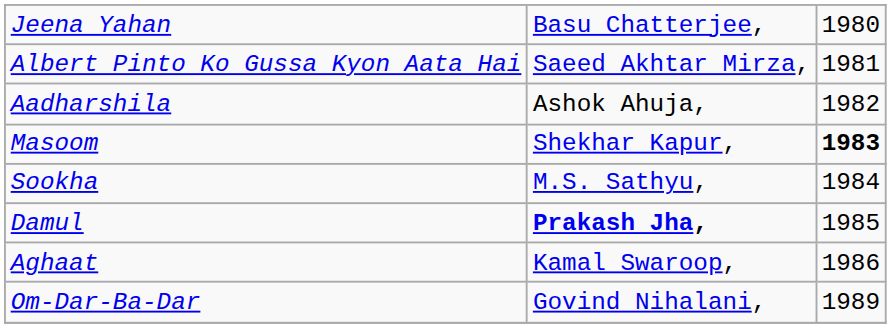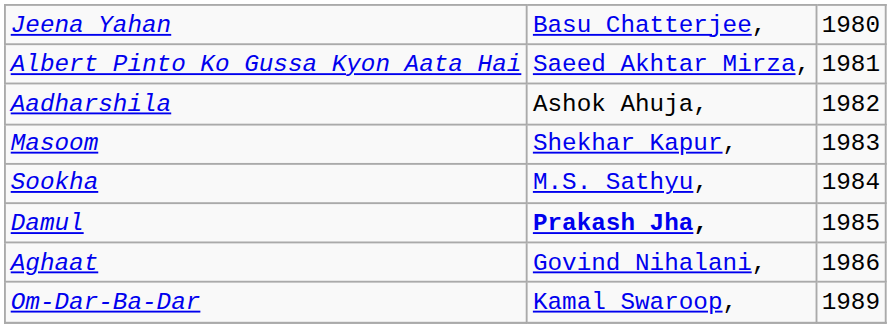(851, 144) bold -> (851, 144) normal
(635, 262) Kamal Swaroop, -> (650, 262) Govind Nihalani,
(650, 302) Govind Nihalani, -> (635, 302) Kamal Swaroop,
